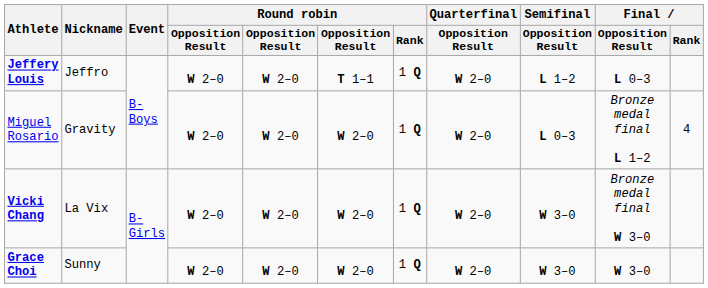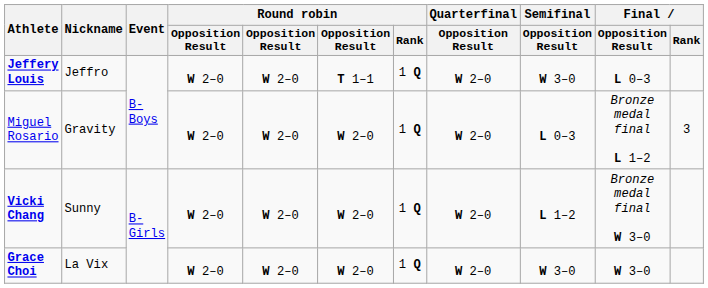(557, 80) L 1–2 -> (557, 80) W 3–0
(687, 130) 4 -> (687, 130) 3
(86, 208) La Vix -> (83, 208) Sunny
(557, 216) W 3–0 -> (557, 216) L 1–2
(83, 265) Sunny -> (86, 265) La Vix
